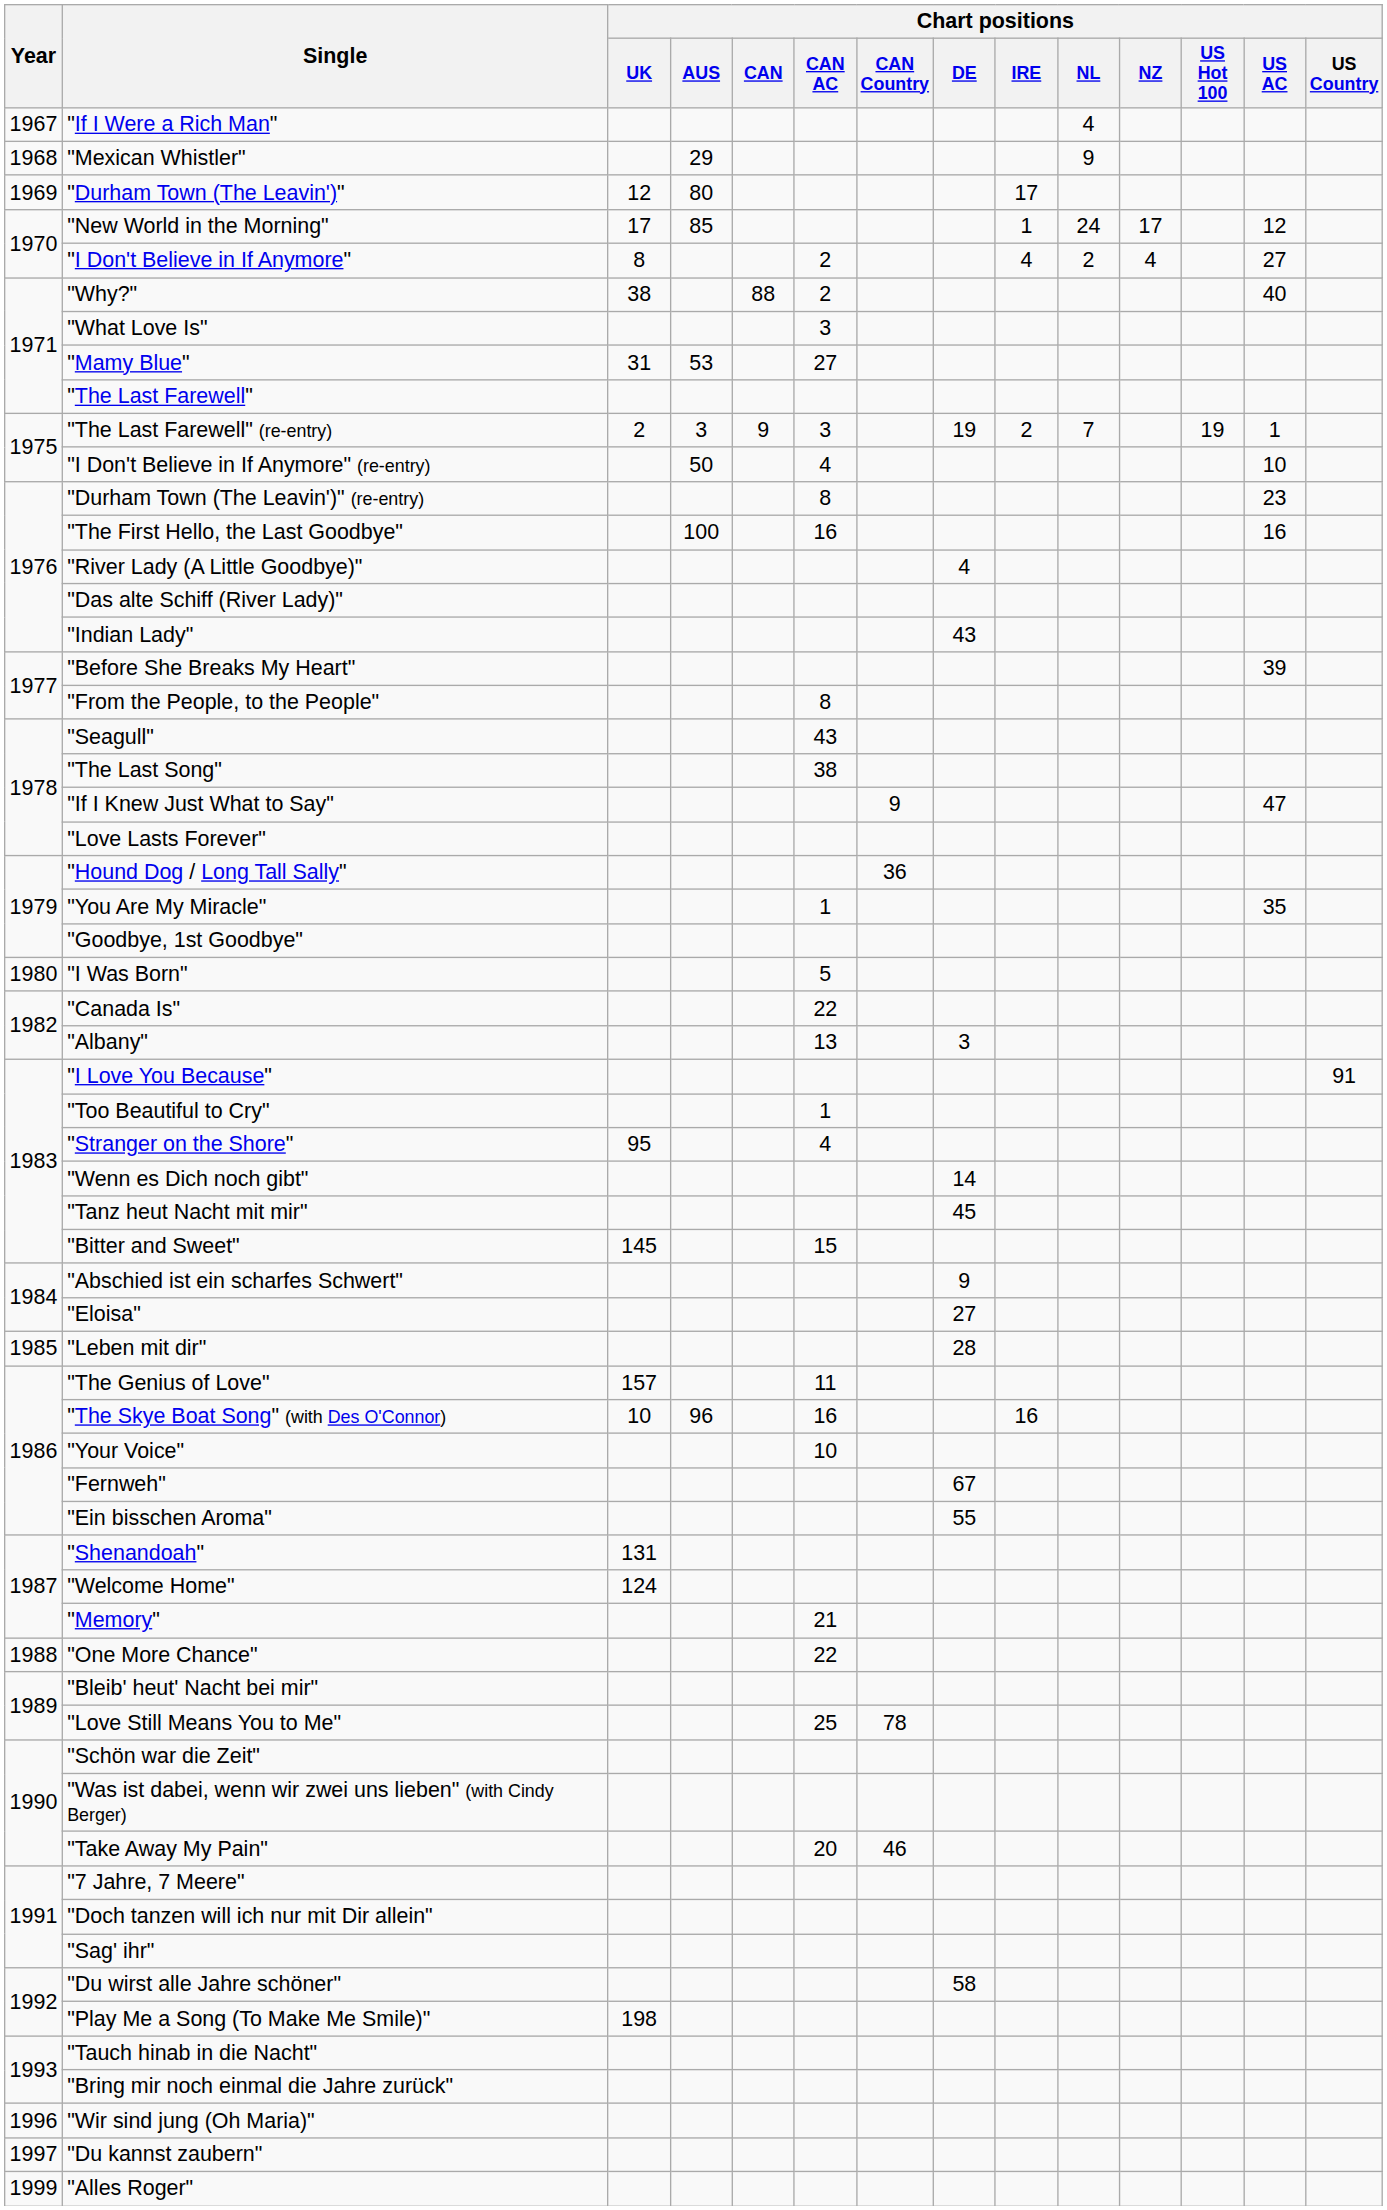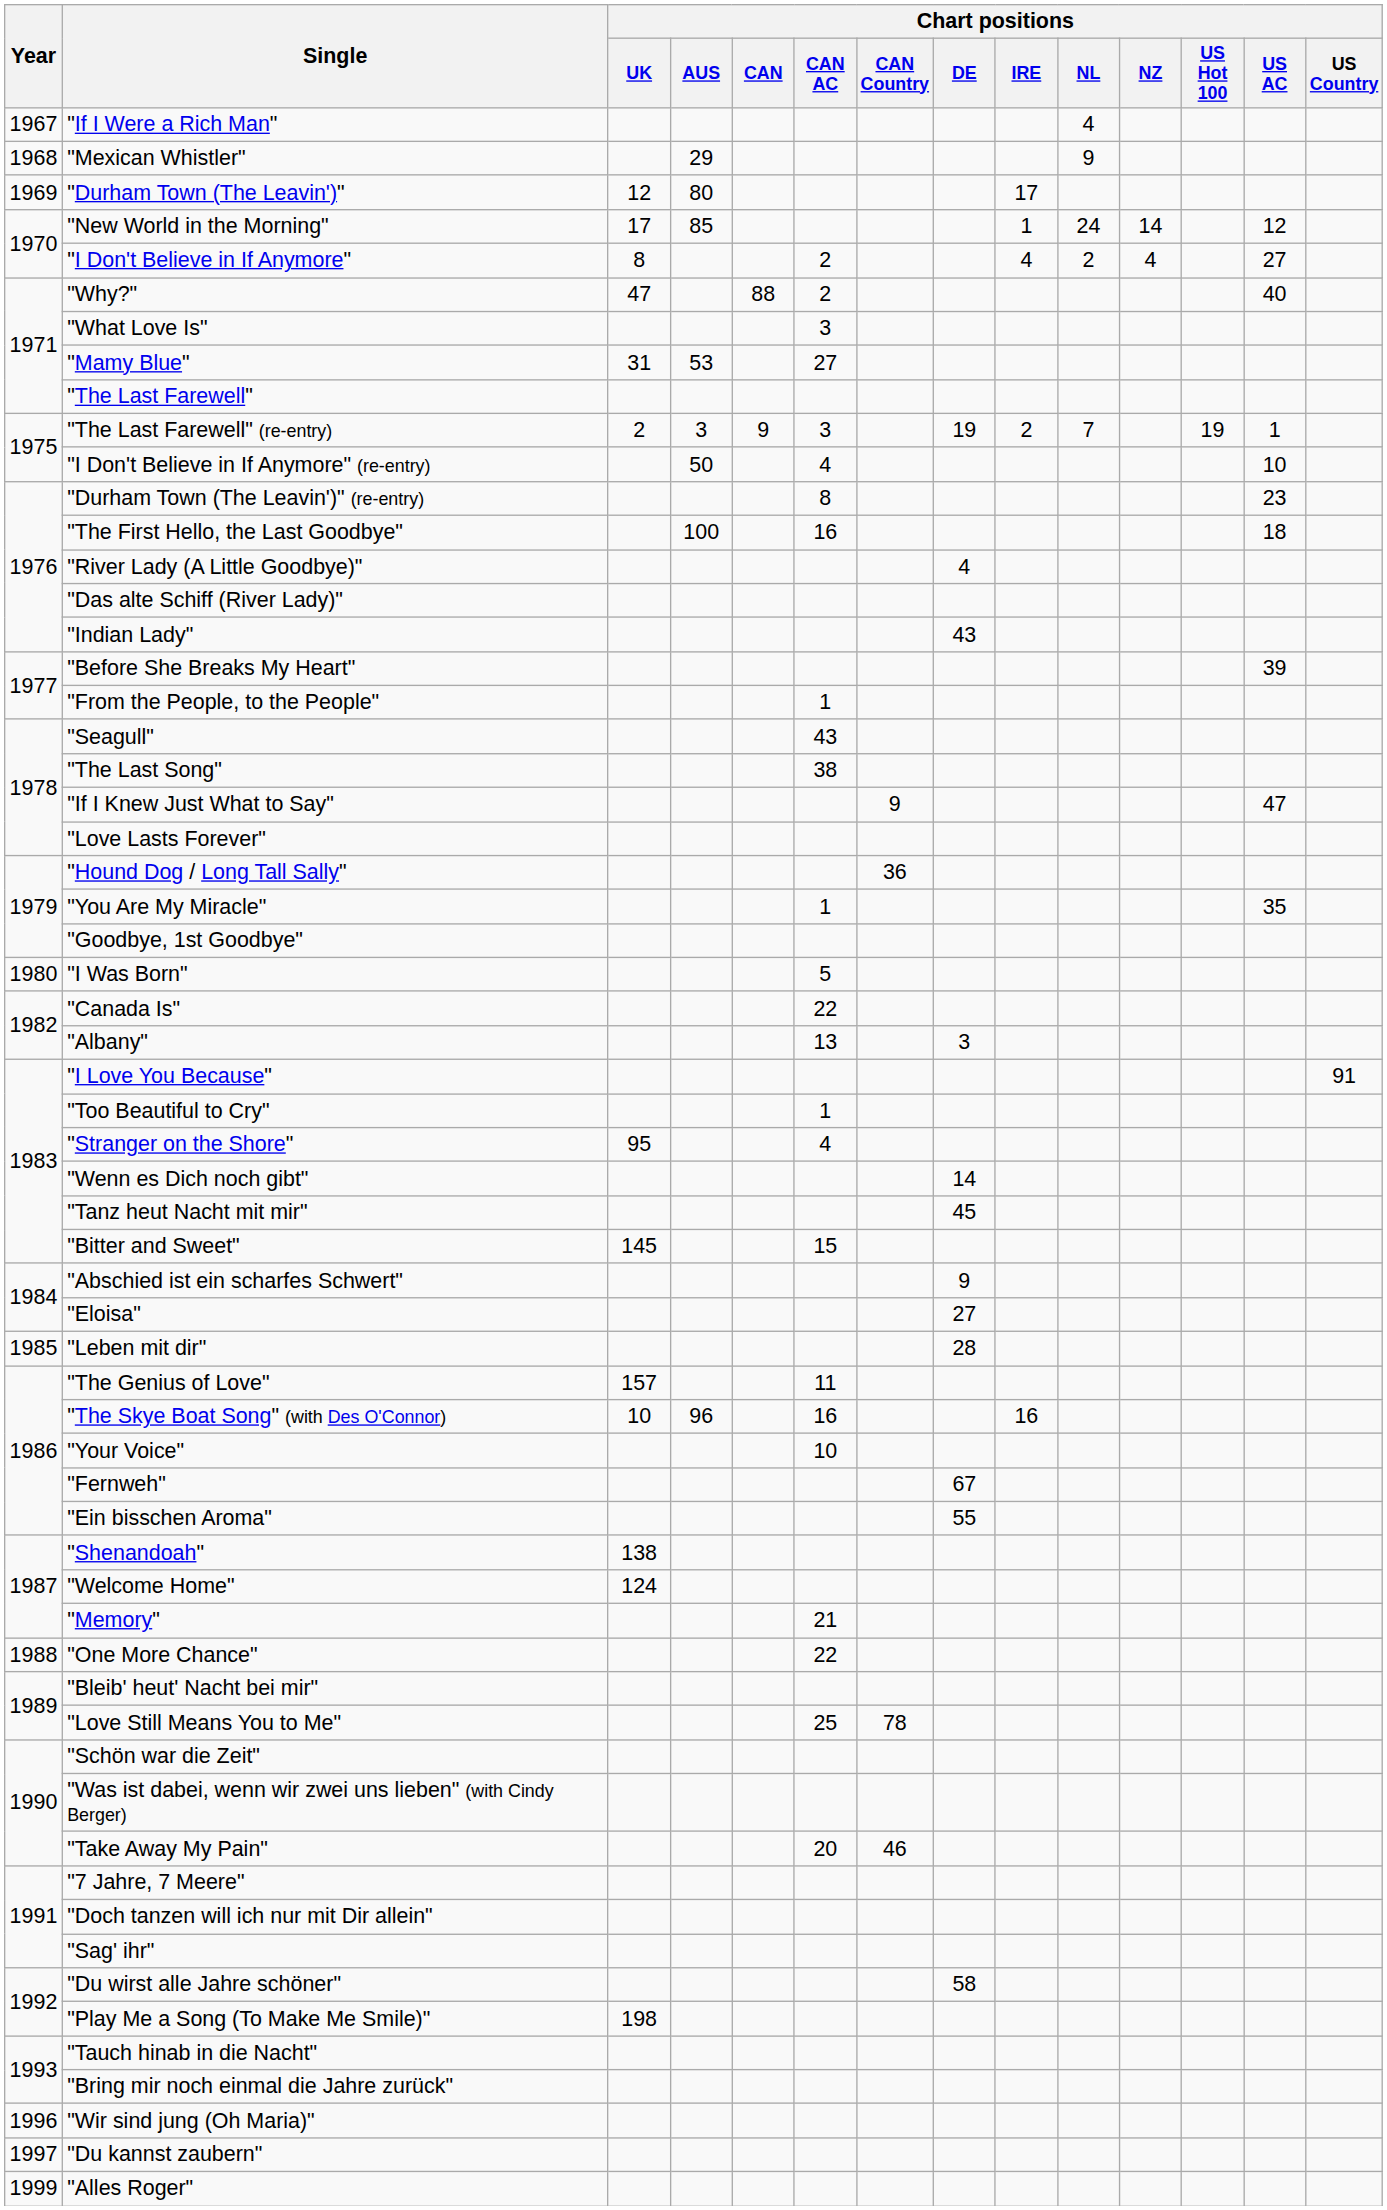(1150, 226) 17 -> (1150, 226) 14
(639, 294) 38 -> (639, 294) 47
(1275, 532) 16 -> (1275, 532) 18
(825, 702) 8 -> (825, 702) 1
(639, 1552) 131 -> (639, 1552) 138
